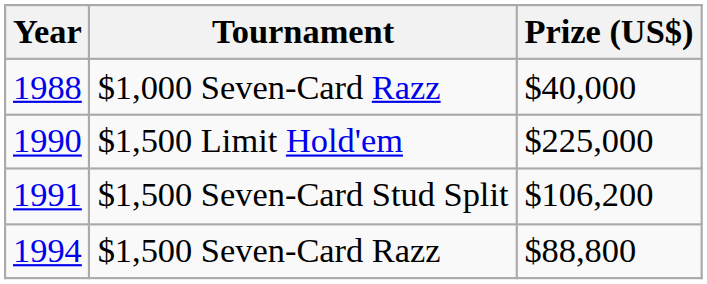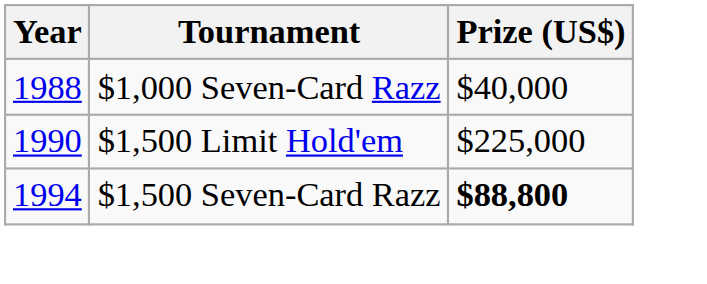- row: (303, 195)
(580, 250) normal -> (512, 195) bold
